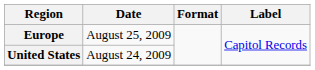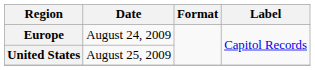(129, 34) August 25, 2009 -> (129, 34) August 24, 2009
(129, 55) August 24, 2009 -> (129, 55) August 25, 2009
